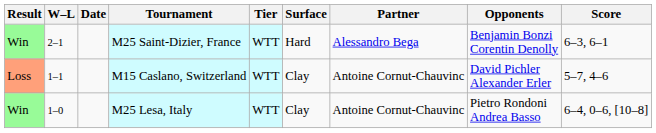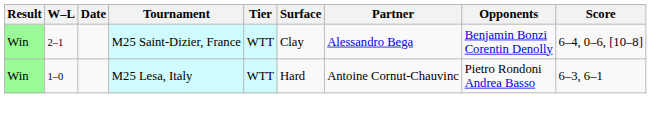(298, 41) Hard -> (292, 41) Clay
(586, 41) 6–3, 6–1 -> (601, 41) 6–4, 0–6, [10–8]
- row: (179, 75)
(297, 110) Clay -> (293, 75) Hard
(606, 110) 6–4, 0–6, [10–8] -> (581, 75) 6–3, 6–1
